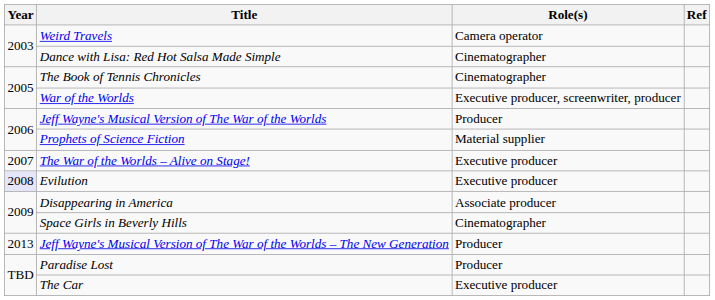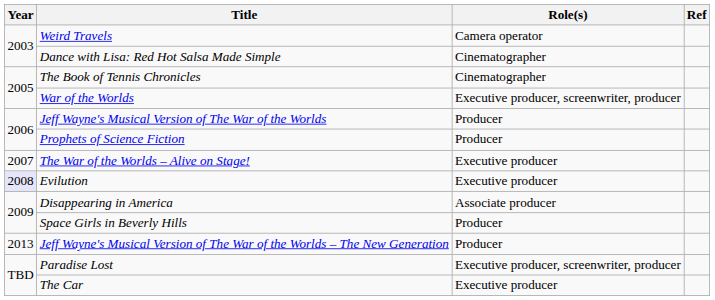(500, 139) Material supplier -> (479, 139) Producer
(500, 222) Cinematographer -> (479, 222) Producer
(479, 264) Producer -> (568, 264) Executive producer, screenwriter, producer
